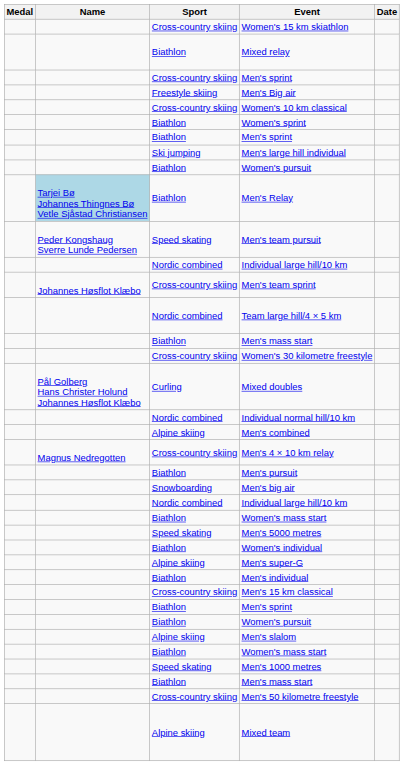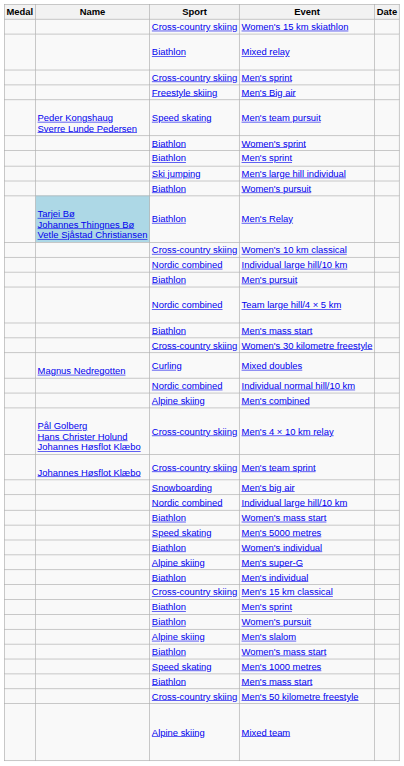rows swapped: (195, 108) <-> (182, 239)
rows swapped: (195, 285) <-> (169, 473)
(89, 392) Pål Golberg Hans Christer Holund Johannes Høsflot Klæbo -> (82, 371) Magnus Nedregotten
(82, 458) Magnus Nedregotten -> (89, 437) Pål Golberg Hans Christer Holund Johannes Høsflot Klæbo
